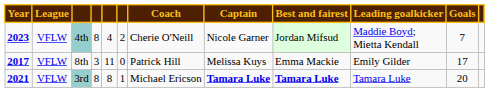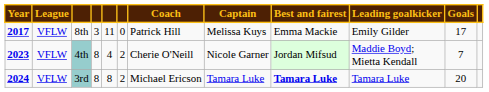rows swapped: (81, 61) <-> (81, 37)
(18, 78) 2021 -> (18, 78) 2024
(122, 78) 1 -> (122, 78) 2
(238, 78) bold -> (235, 78) normal
